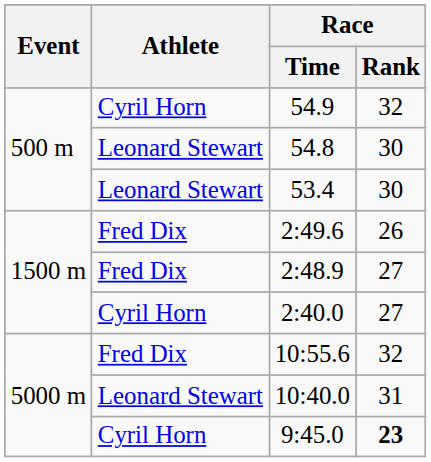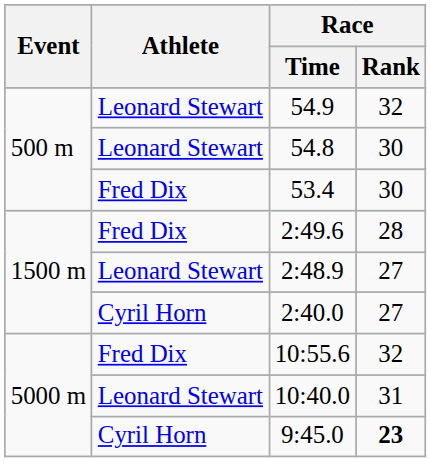(152, 107) Cyril Horn -> (180, 107) Leonard Stewart
(180, 189) Leonard Stewart -> (142, 189) Fred Dix
(391, 230) 26 -> (391, 230) 28
(142, 271) Fred Dix -> (180, 271) Leonard Stewart
